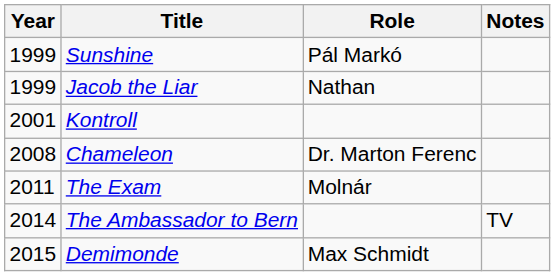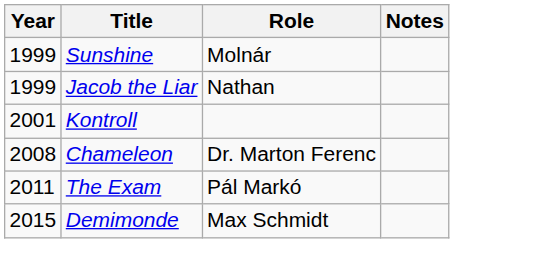(355, 54) Pál Markó -> (239, 54) Molnár
(340, 187) Molnár -> (254, 187) Pál Markó
- row: (182, 220)
